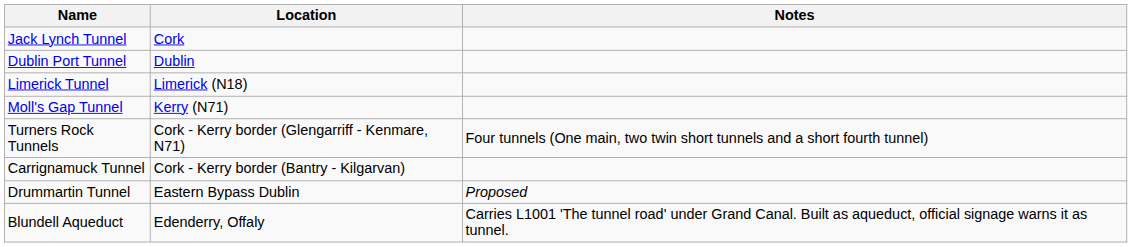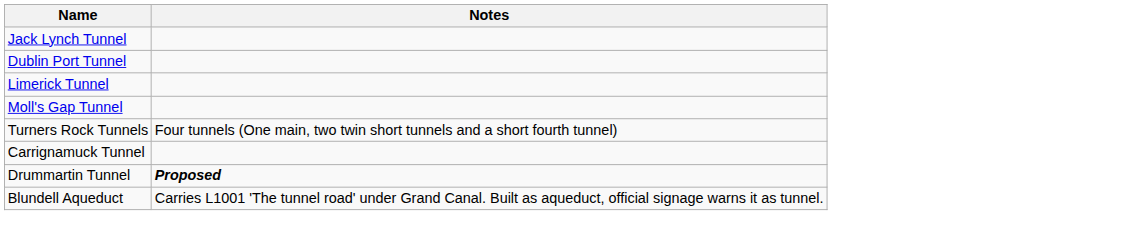- column: (306, 15)
(496, 191) normal -> (188, 175) bold
